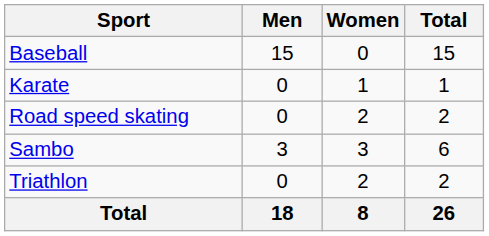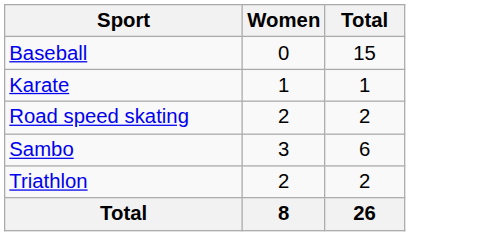- column: (282, 20)
